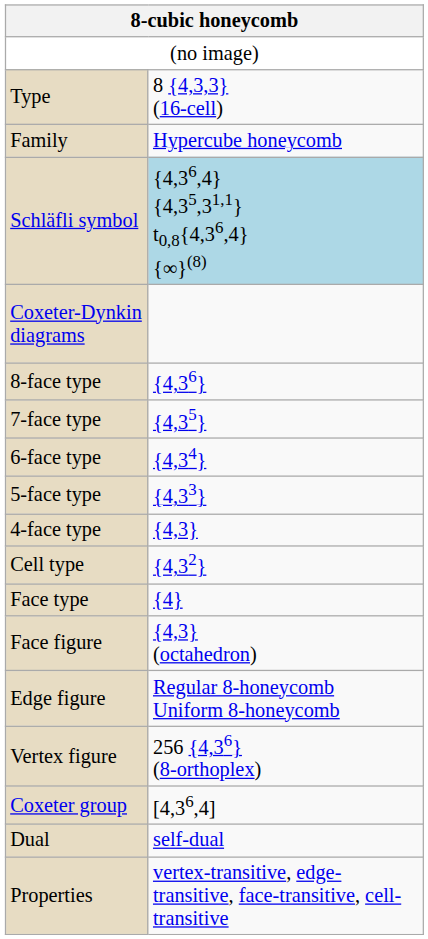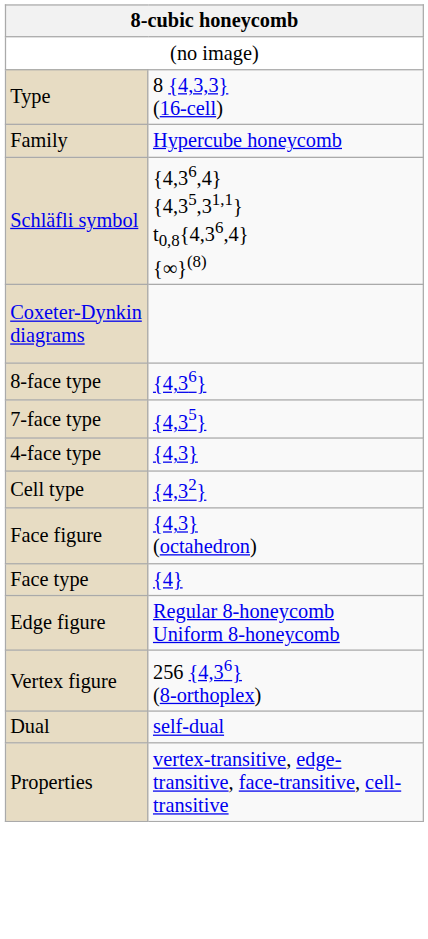(201, 220) lightblue background -> (201, 220) no background
- row: (56, 456)
- row: (56, 494)
rows swapped: (49, 599) <-> (56, 643)
- row: (69, 805)
